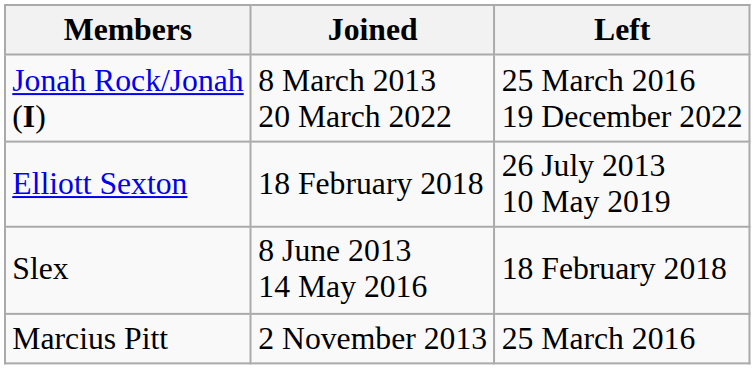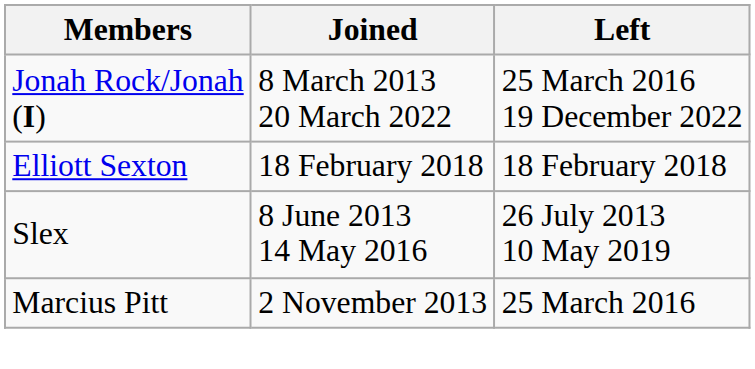(586, 183) 26 July 2013 10 May 2019 -> (614, 165) 18 February 2018
(614, 269) 18 February 2018 -> (586, 233) 26 July 2013 10 May 2019
